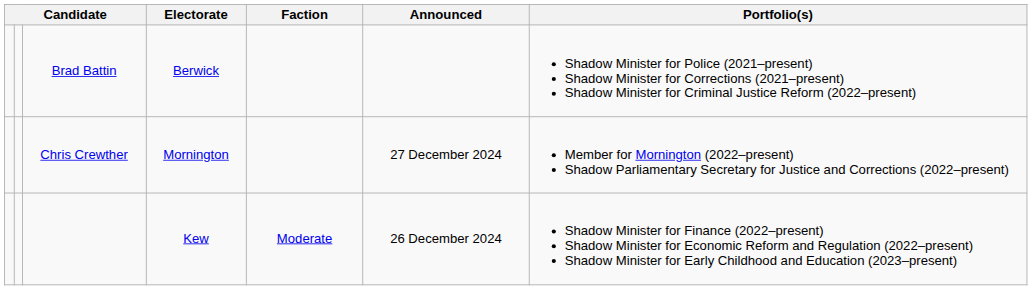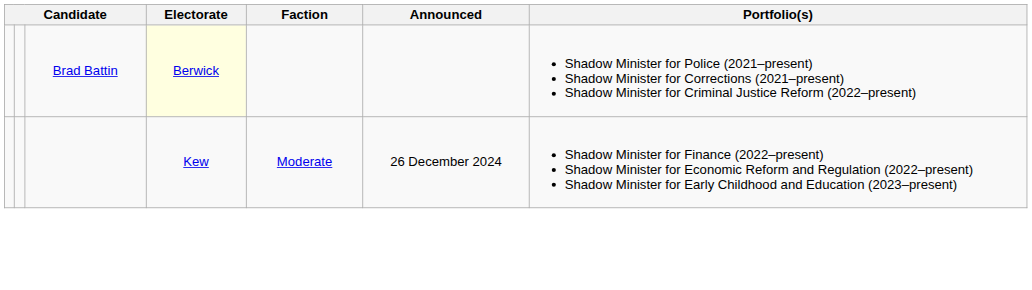(196, 70) no background -> (196, 70) lightyellow background
- row: (84, 154)
